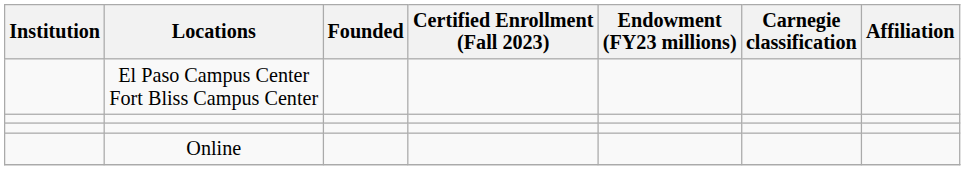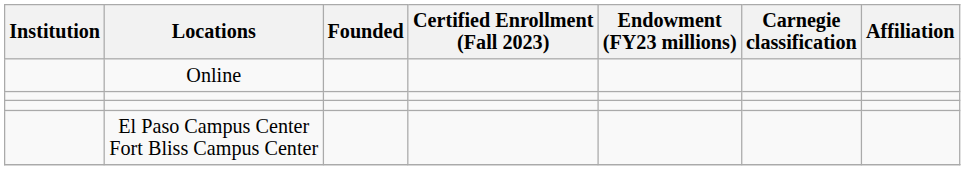rows swapped: (55, 87) <-> (55, 149)
